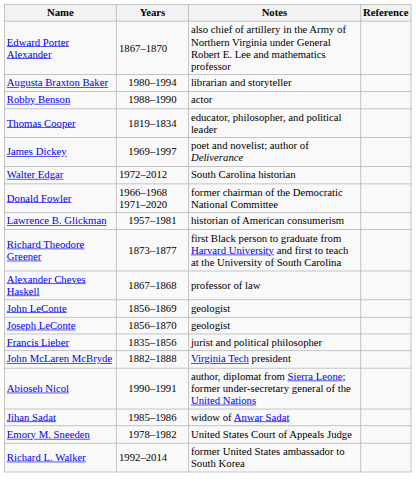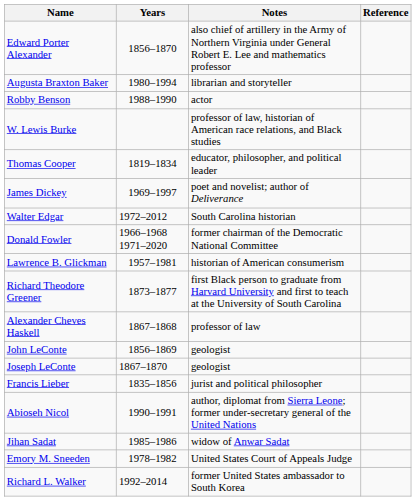(143, 48) 1867–1870 -> (152, 48) 1856–1870
+ row: (42, 129)
(152, 325) 1856–1870 -> (143, 366) 1867–1870
- row: (60, 359)
